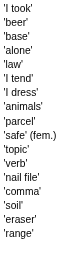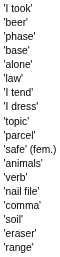+ row: (19, 37)
rows swapped: (16, 149) <-> (23, 107)
